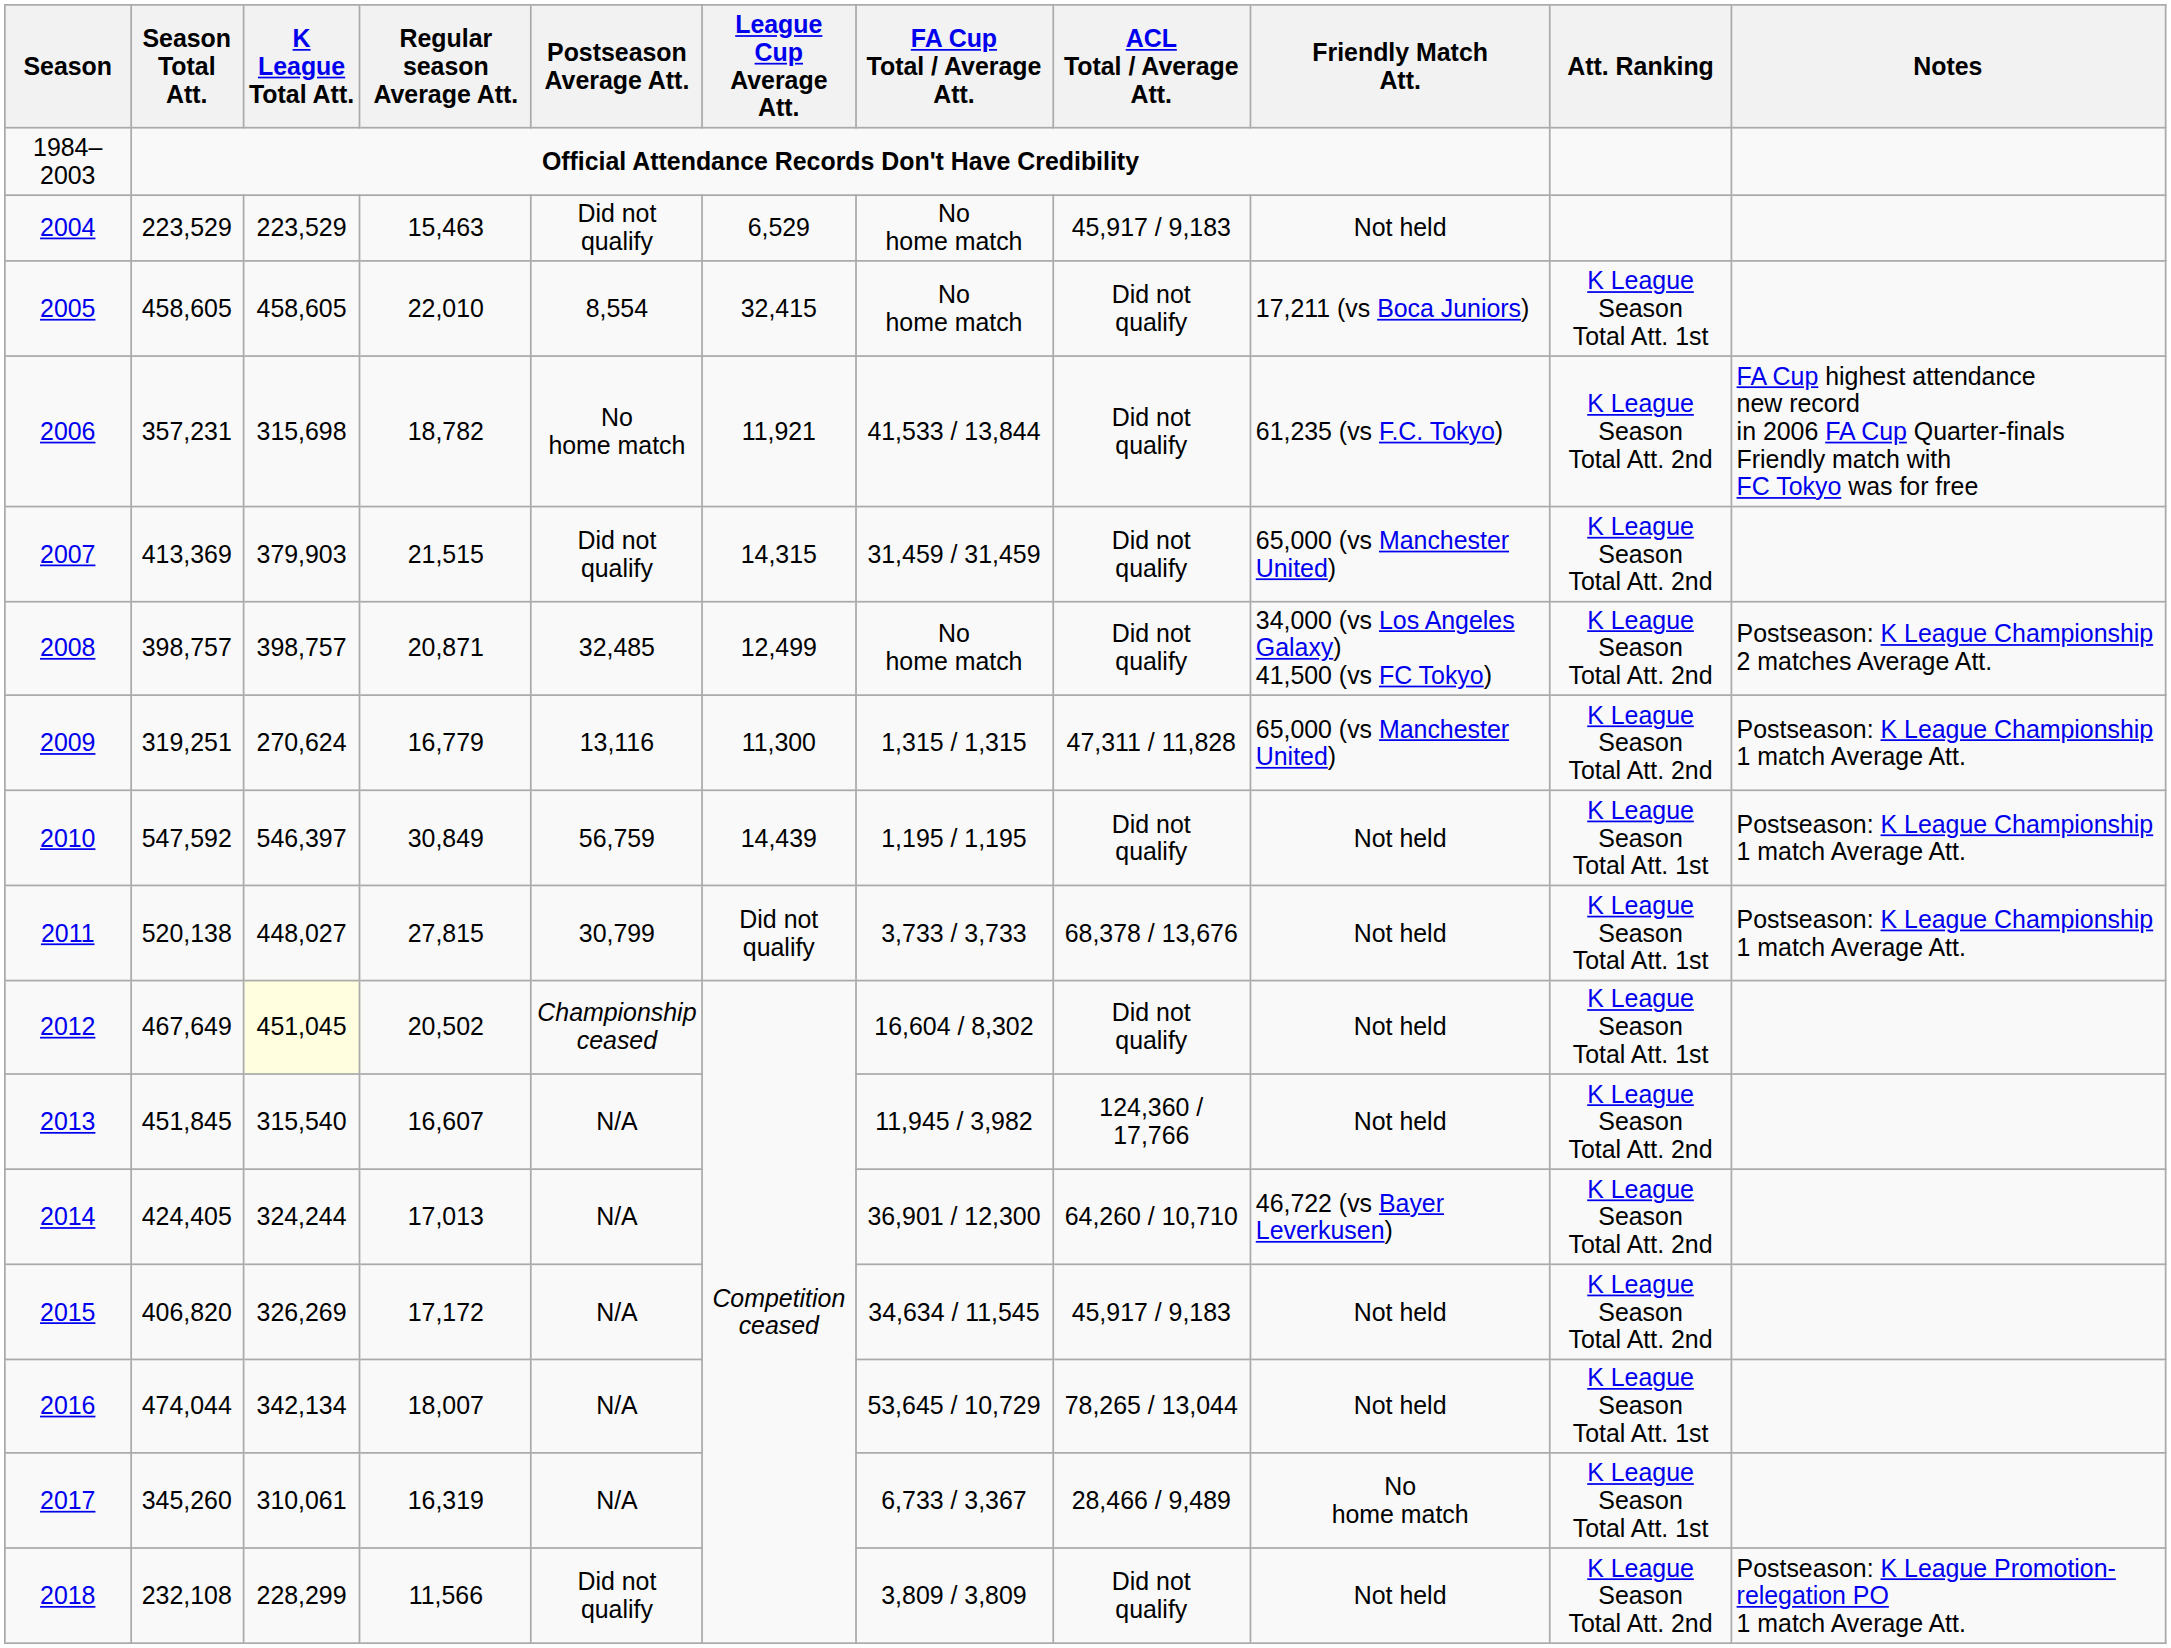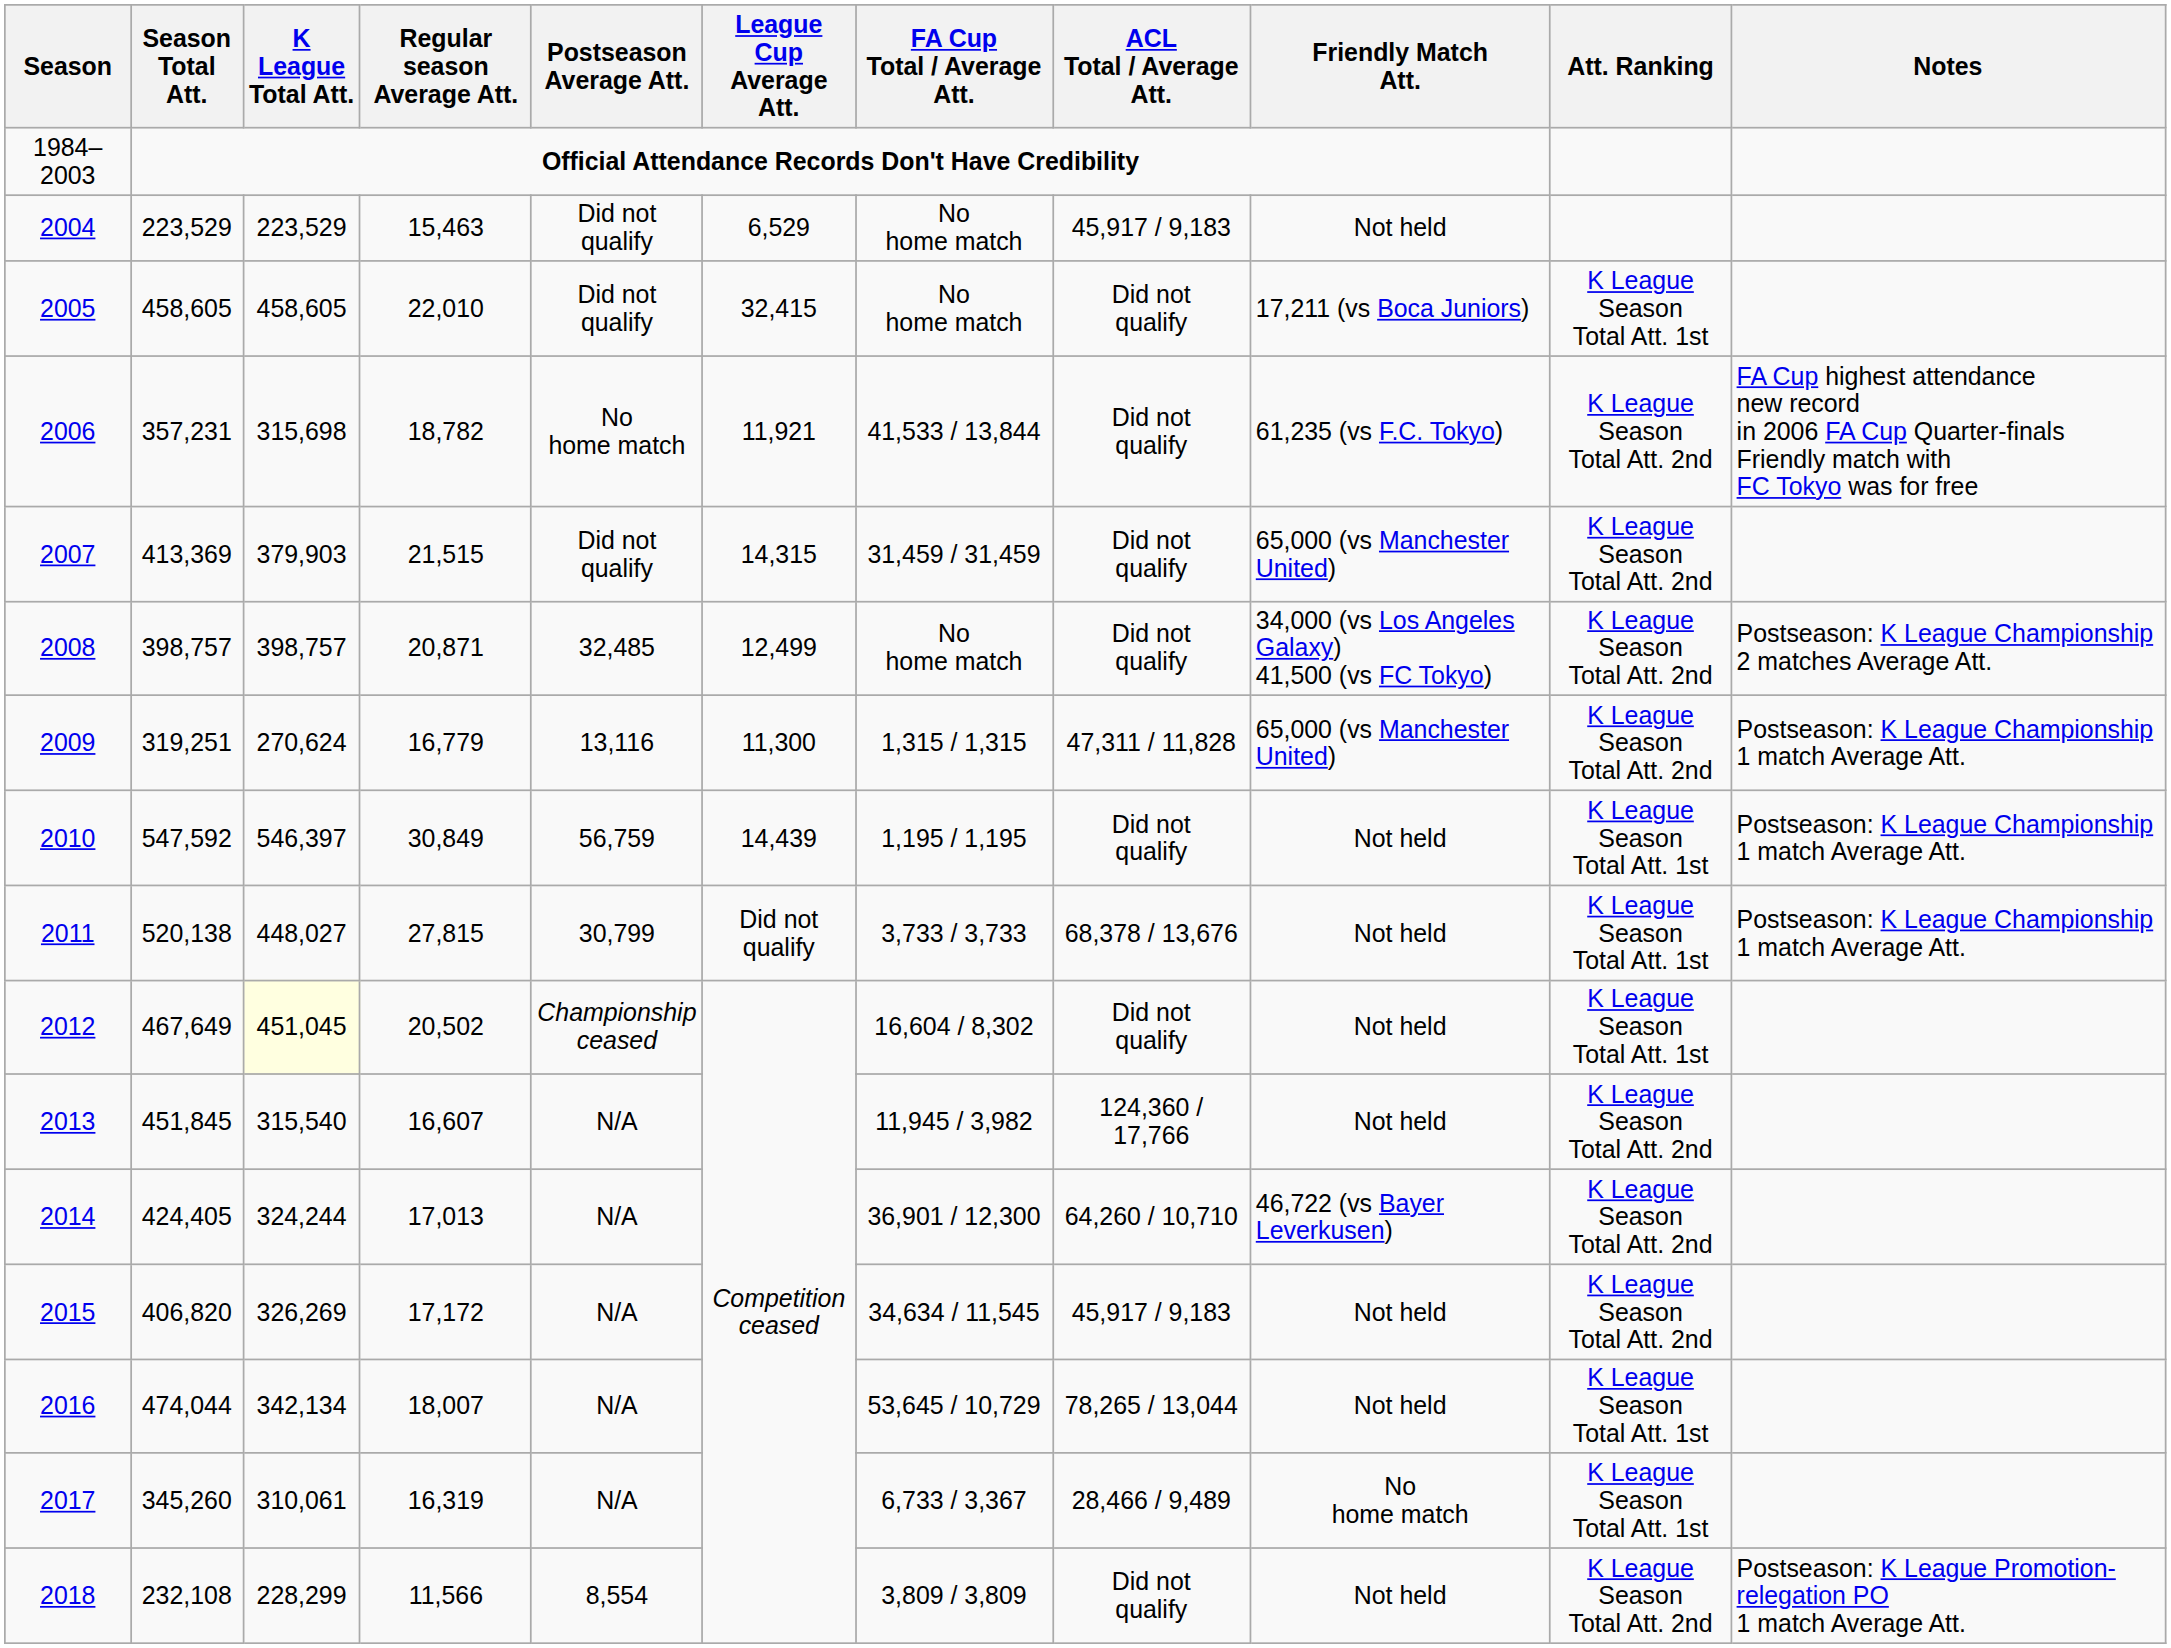(617, 309) 8,554 -> (617, 309) Did not qualify
(617, 1596) Did not qualify -> (617, 1596) 8,554
